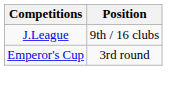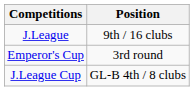+ row: (46, 75)
